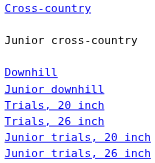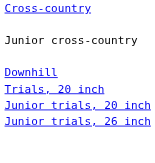- row: (54, 89)
- row: (54, 121)
